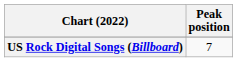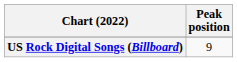(209, 47) 7 -> (209, 47) 9
